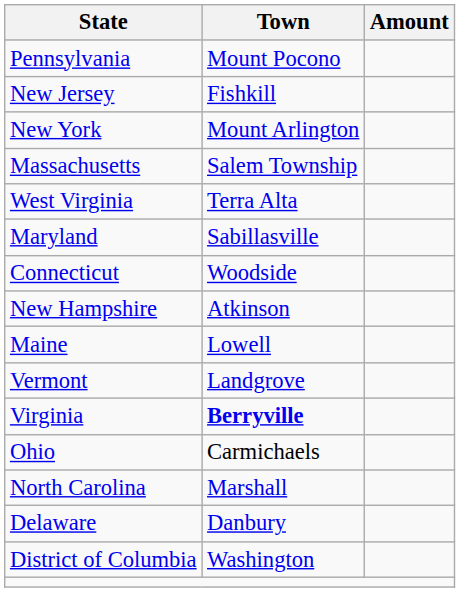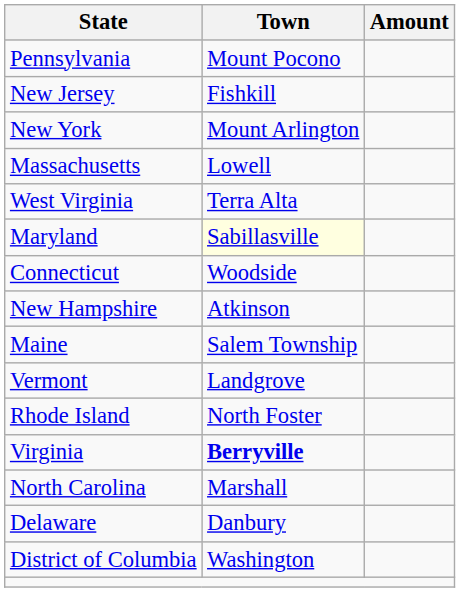(282, 165) Salem Township -> (239, 165) Lowell
(263, 237) no background -> (263, 237) lightyellow background
(239, 344) Lowell -> (282, 344) Salem Township
+ row: (70, 415)
- row: (32, 451)
